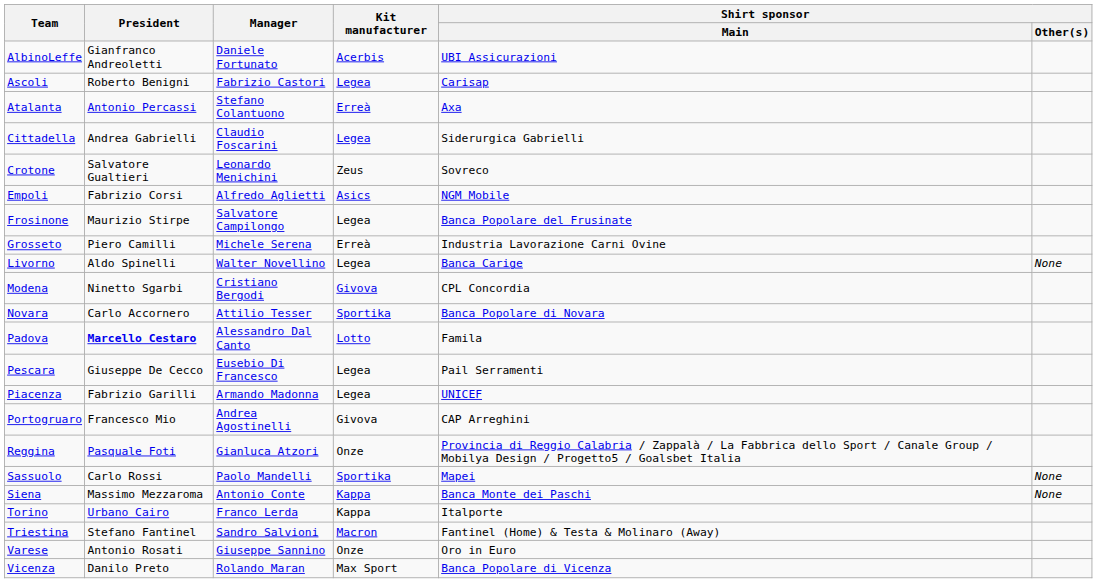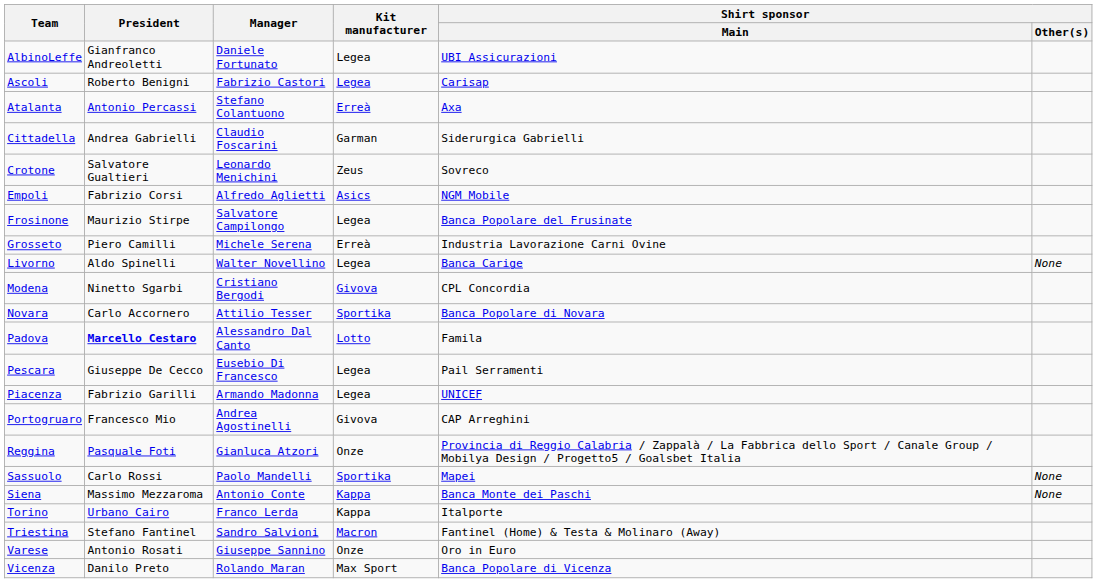(360, 57) Acerbis -> (353, 57) Legea
(353, 138) Legea -> (357, 138) Garman
